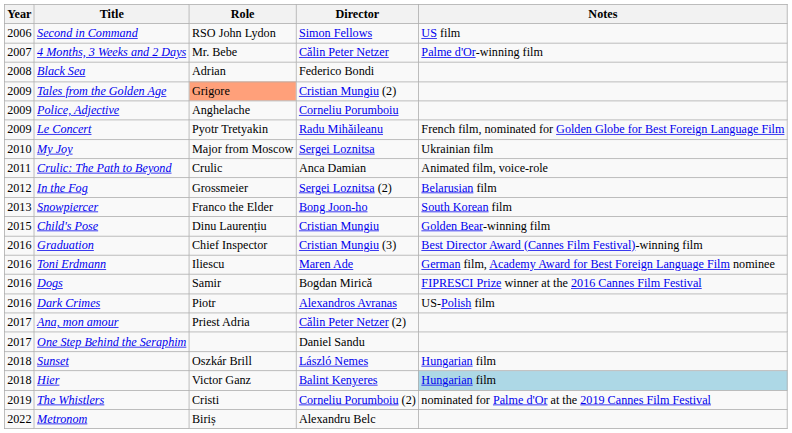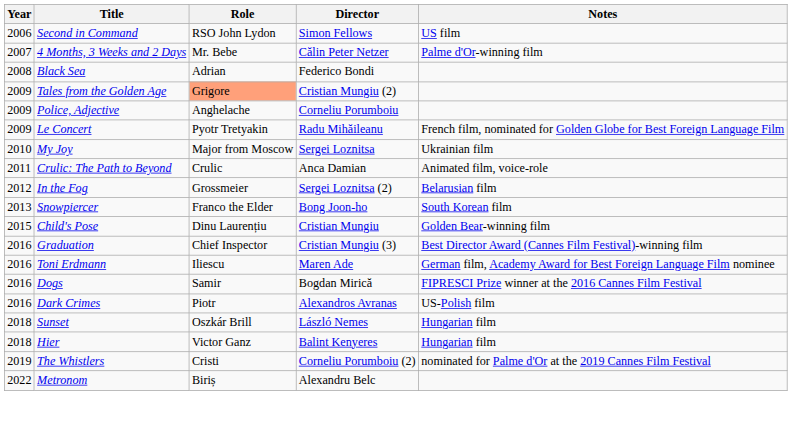- row: (78, 322)
- row: (112, 341)
(459, 380) lightblue background -> (459, 341) no background
